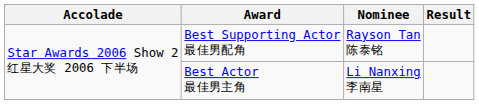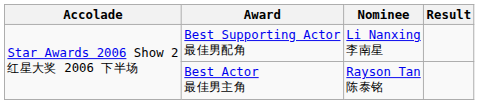(384, 42) Rayson Tan 陈泰铭 -> (384, 42) Li Nanxing 李南星
(384, 79) Li Nanxing 李南星 -> (384, 79) Rayson Tan 陈泰铭
